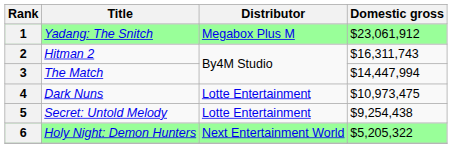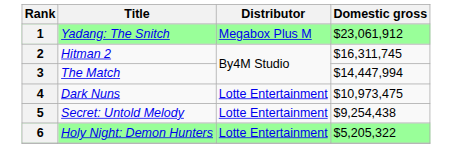(385, 53) $16,311,743 -> (368, 53) $16,311,745
(273, 133) Next Entertainment World -> (273, 133) Lotte Entertainment
